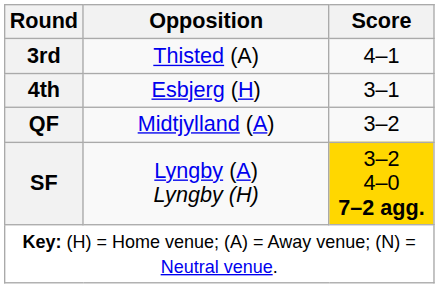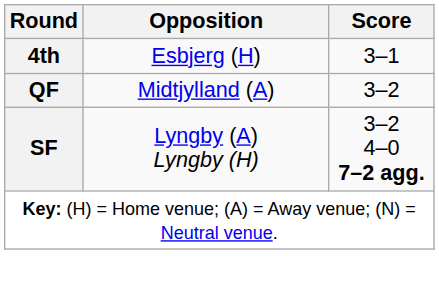- row: (44, 55)
(381, 182) gold background -> (381, 148) no background
